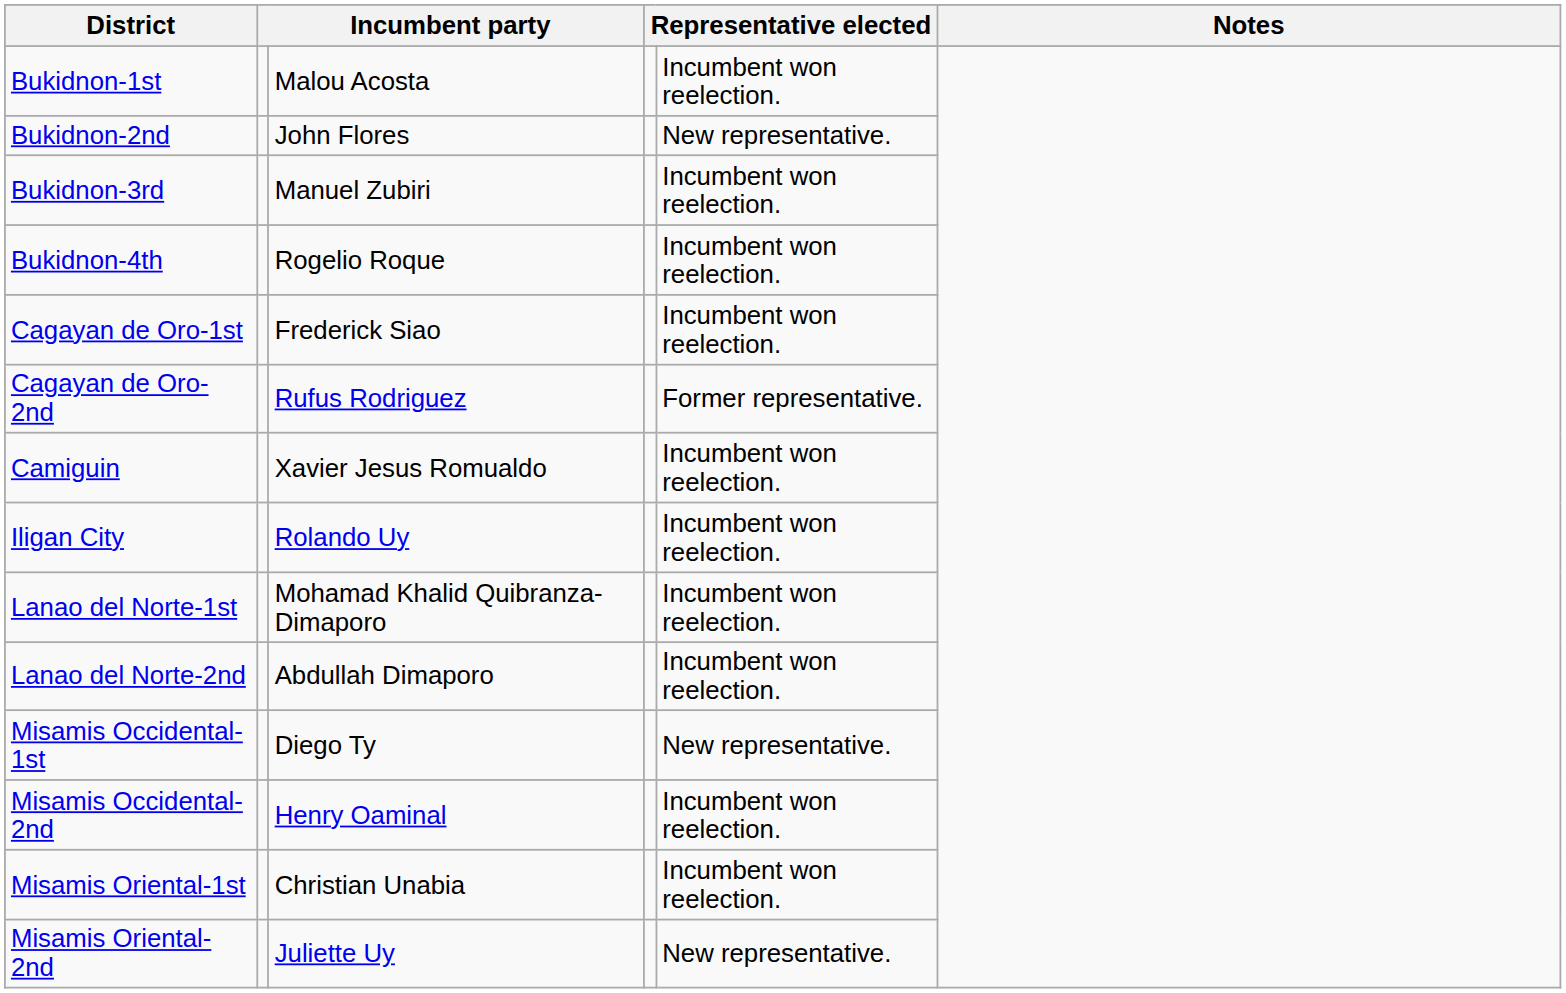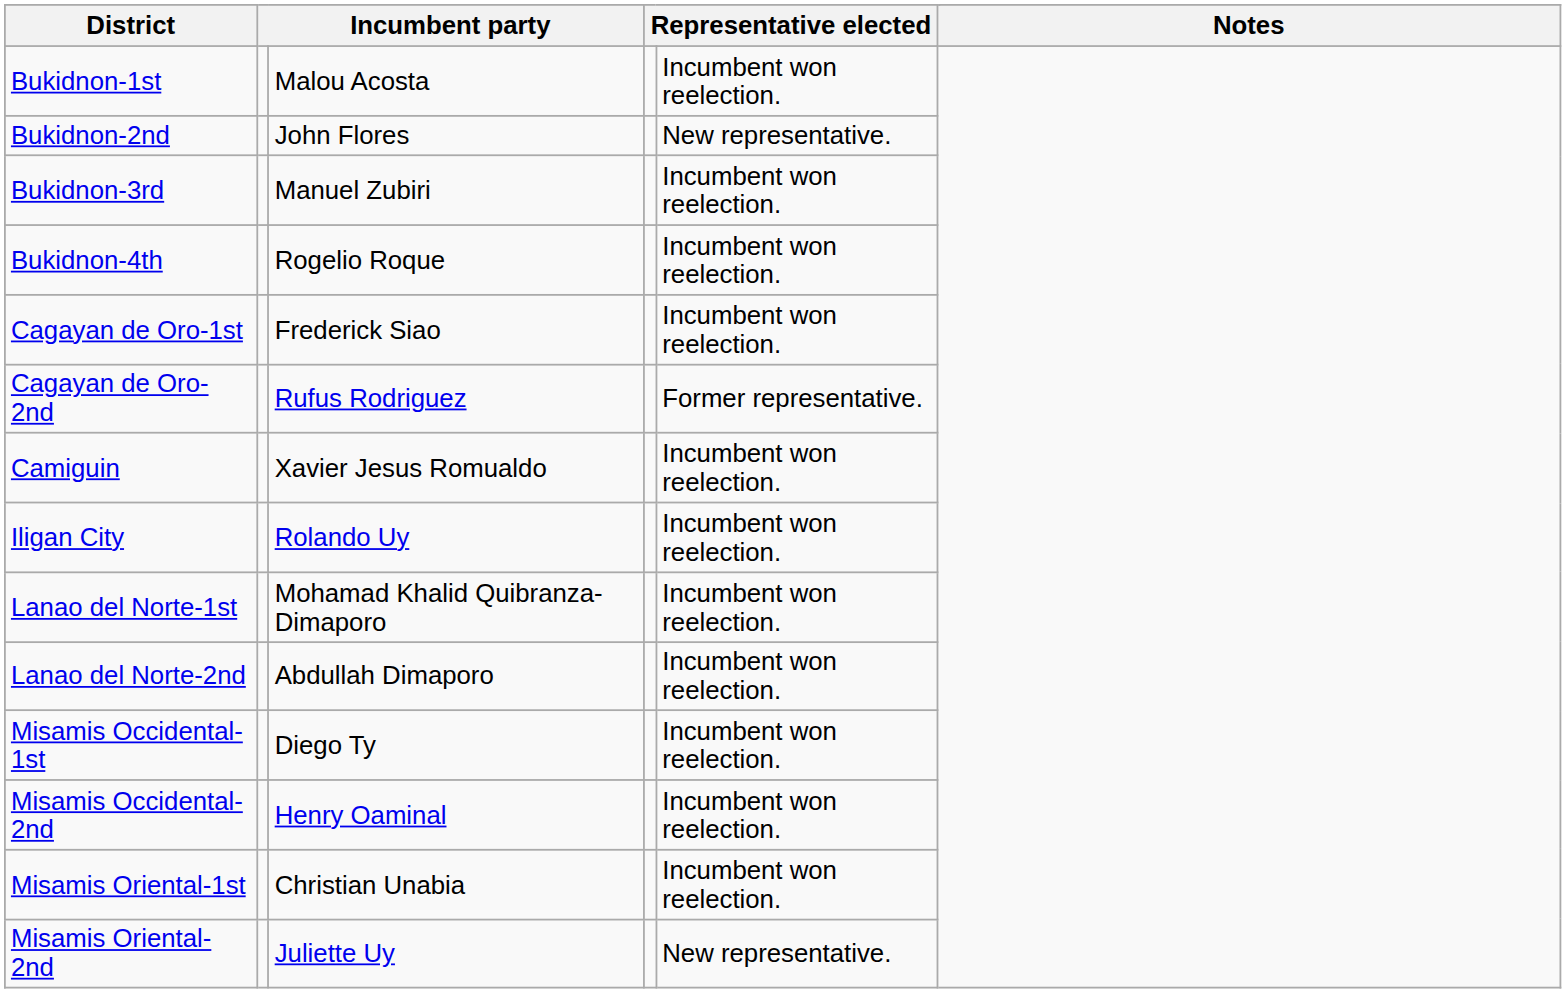(777, 746) New representative. -> (750, 746) Incumbent won reelection.
